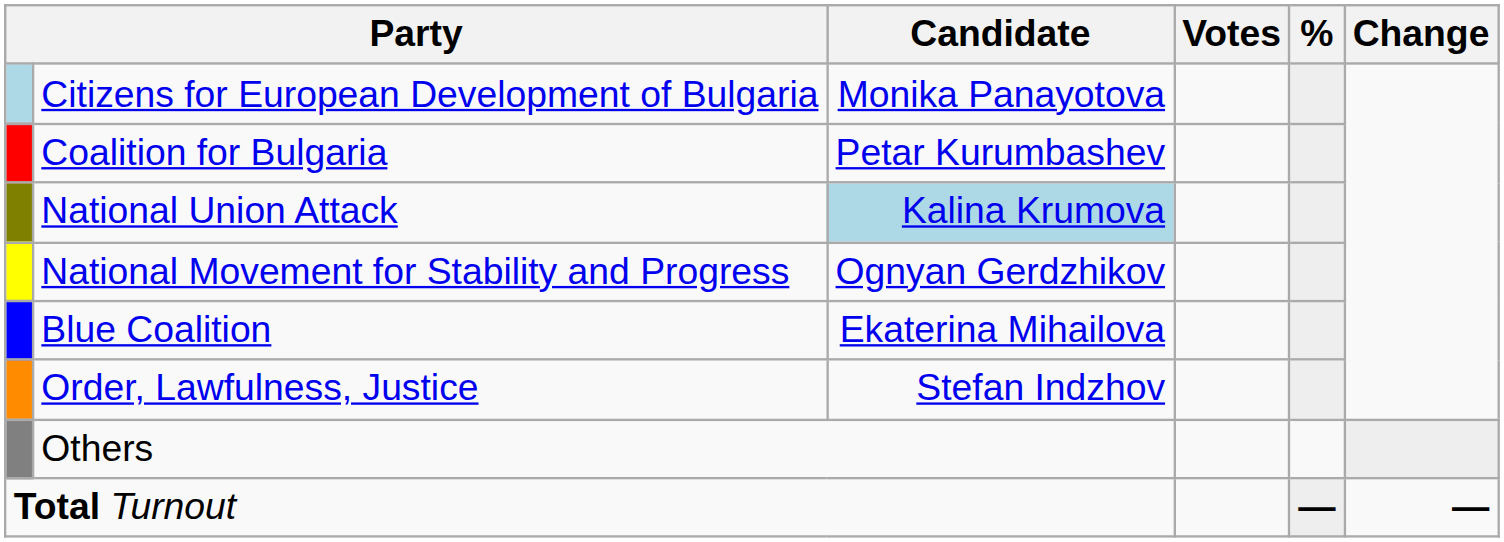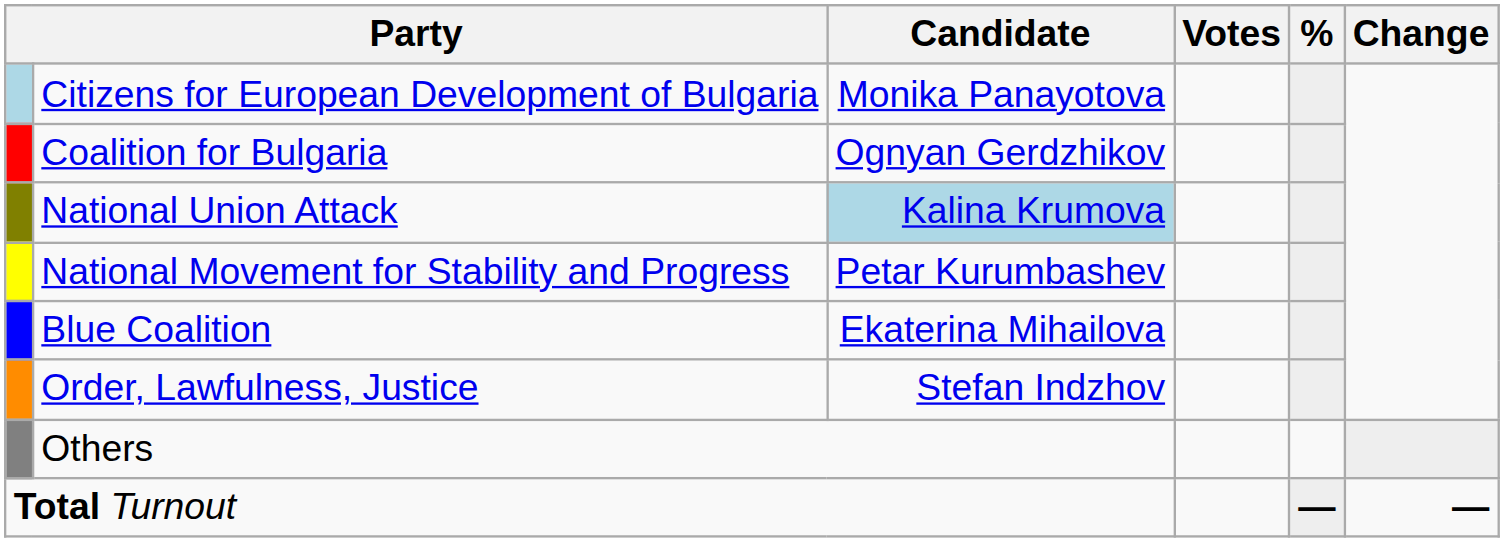(1000, 152) Petar Kurumbashev -> (1000, 152) Ognyan Gerdzhikov
(1000, 270) Ognyan Gerdzhikov -> (1000, 270) Petar Kurumbashev
